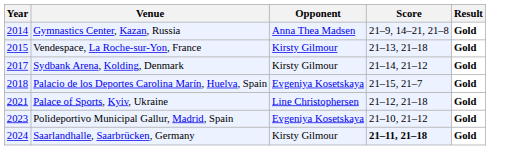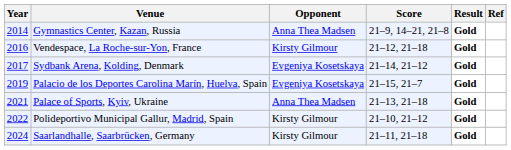+ column: (496, 13)
(18, 48) 2015 -> (18, 48) 2016
(398, 48) 21–13, 21–18 -> (398, 48) 21–12, 21–18
(305, 66) Kirsty Gilmour -> (318, 66) Evgeniya Kosetskaya
(18, 83) 2018 -> (18, 83) 2019
(315, 101) Line Christophersen -> (314, 101) Anna Thea Madsen
(398, 101) 21–12, 21–18 -> (398, 101) 21–13, 21–18
(18, 119) 2023 -> (18, 119) 2022
(318, 119) Evgeniya Kosetskaya -> (305, 119) Kirsty Gilmour
(398, 136) bold -> (398, 136) normal
